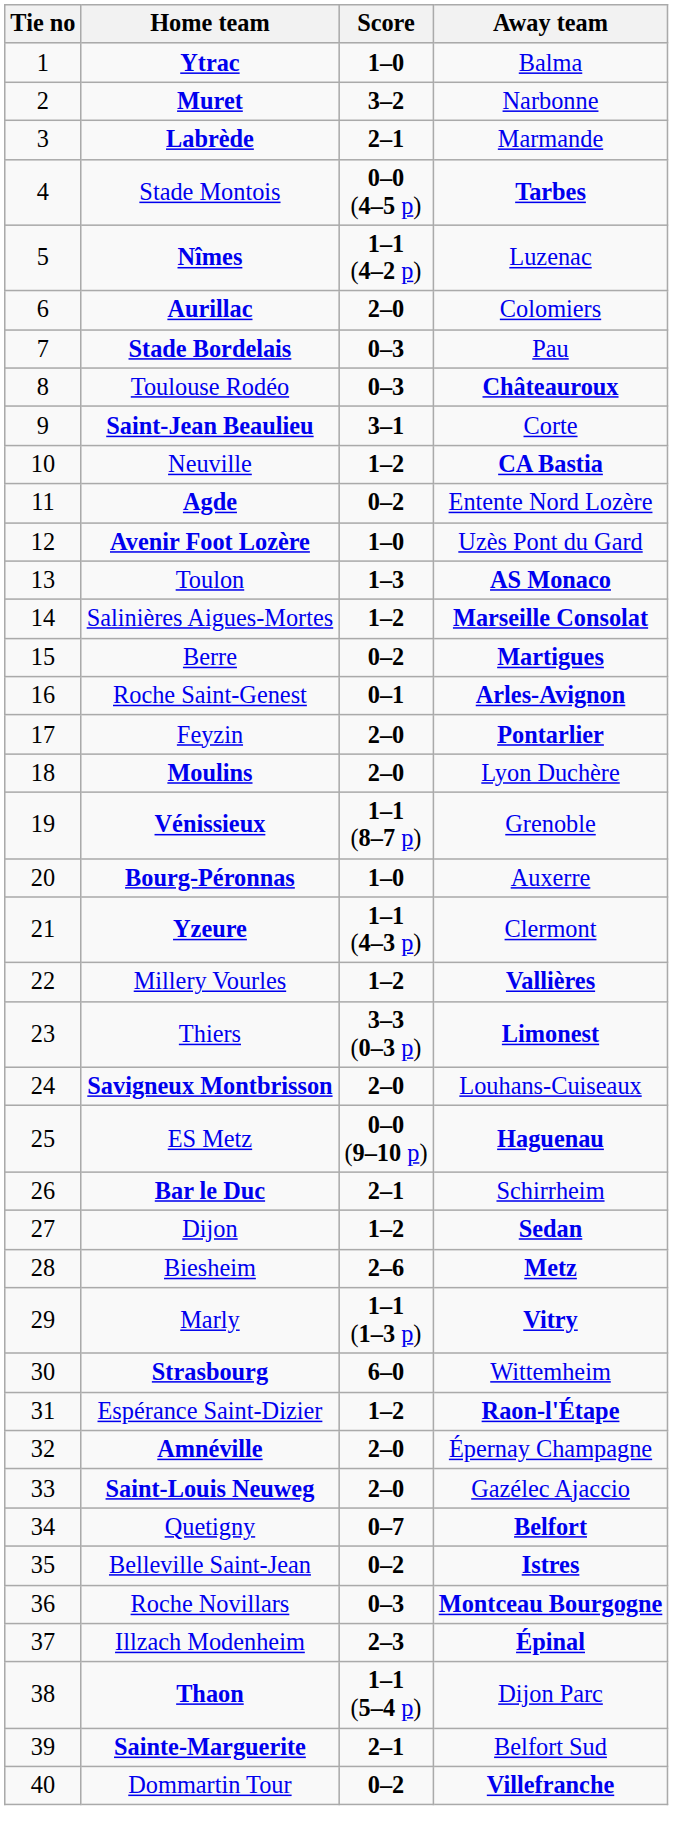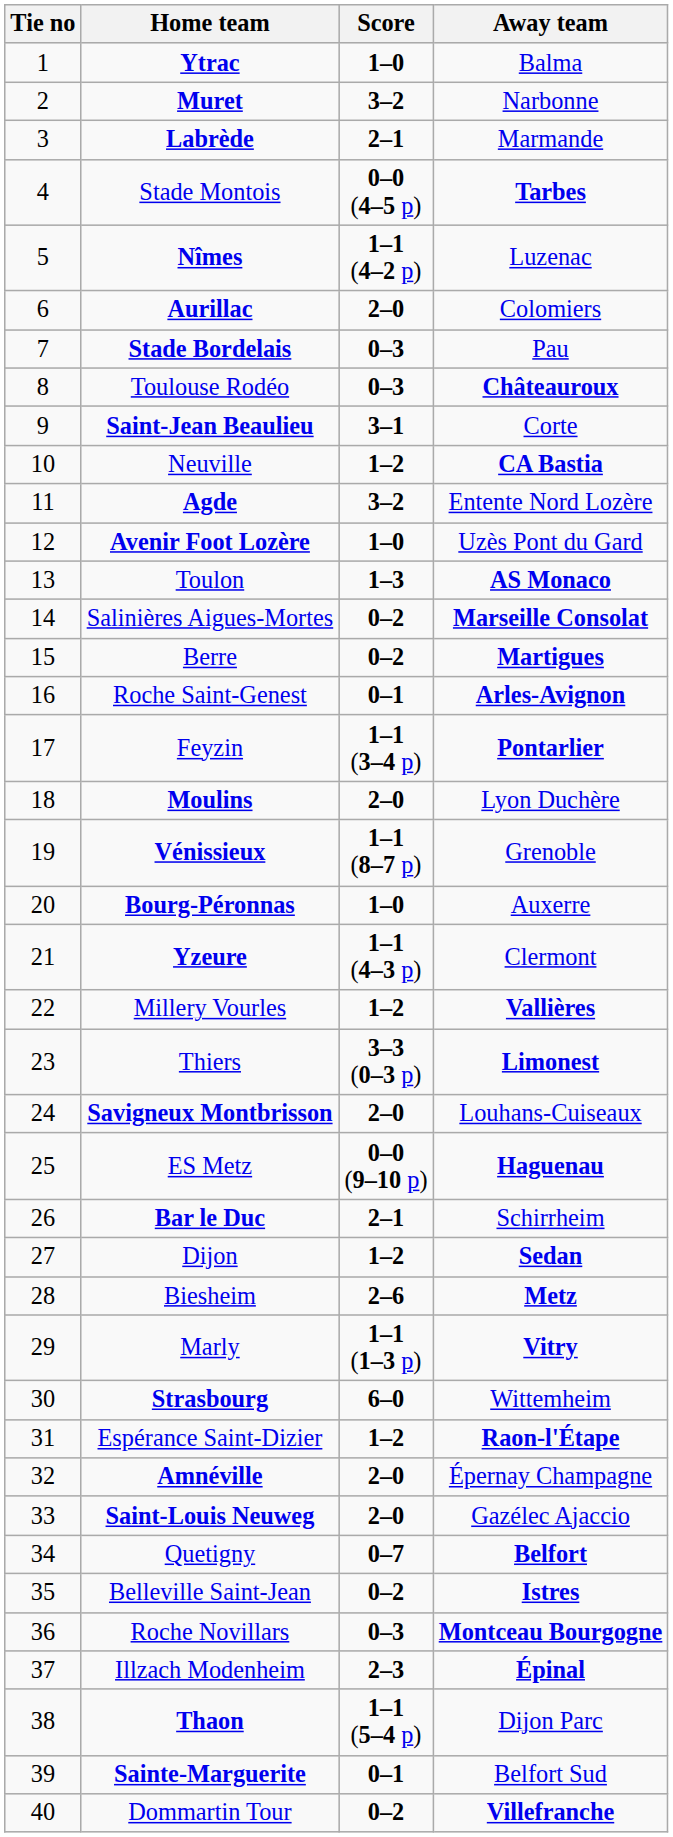(386, 502) 0–2 -> (386, 502) 3–2
(386, 618) 1–2 -> (386, 618) 0–2
(386, 734) 2–0 -> (386, 747) 1–1 (3–4 p)
(386, 1746) 2–1 -> (386, 1774) 0–1
